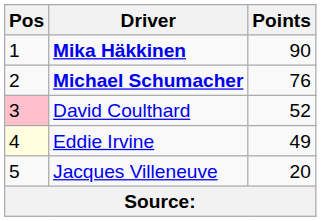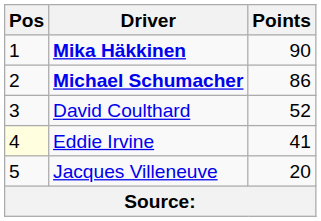(300, 81) 76 -> (300, 81) 86
(14, 111) pink background -> (14, 111) no background
(300, 141) 49 -> (300, 141) 41
